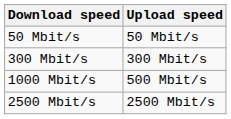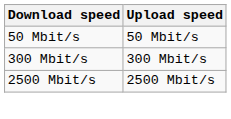- row: (52, 81)
